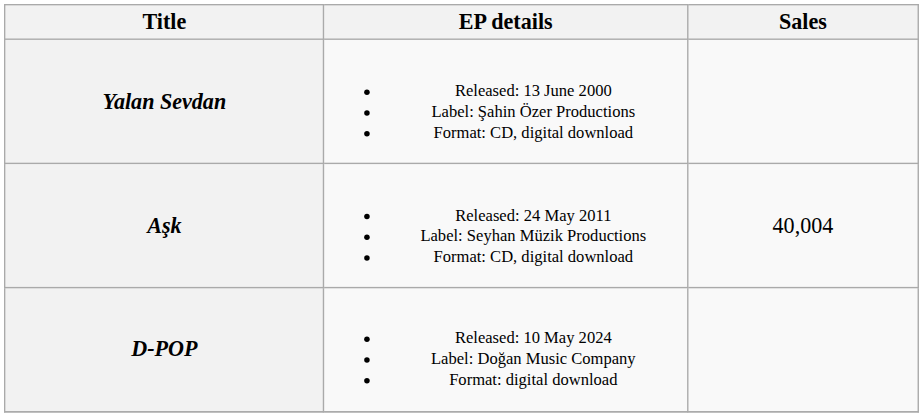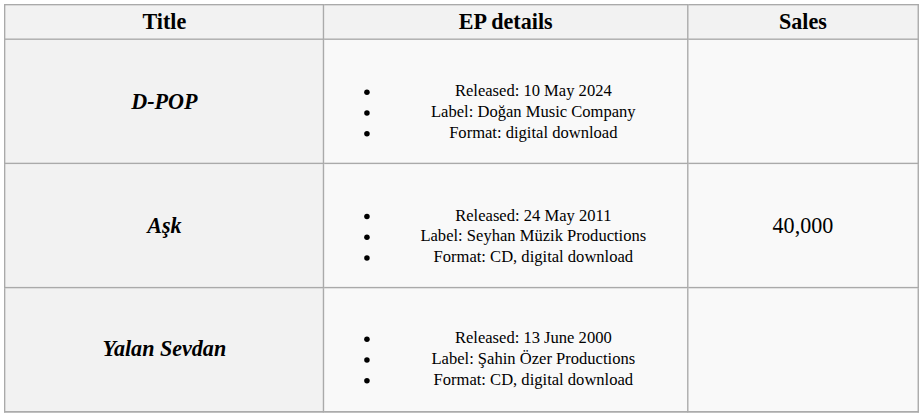rows swapped: (164, 101) <-> (164, 349)
(803, 225) 40,004 -> (803, 225) 40,000
